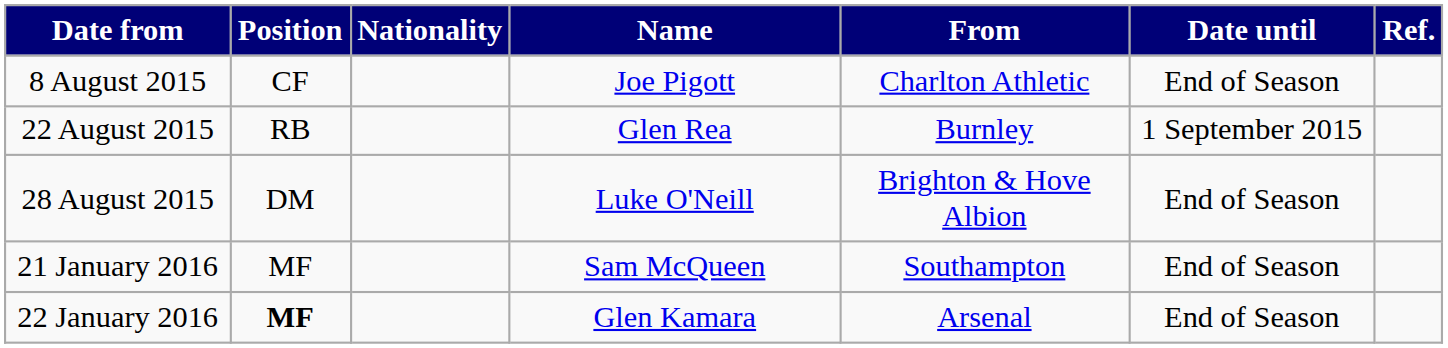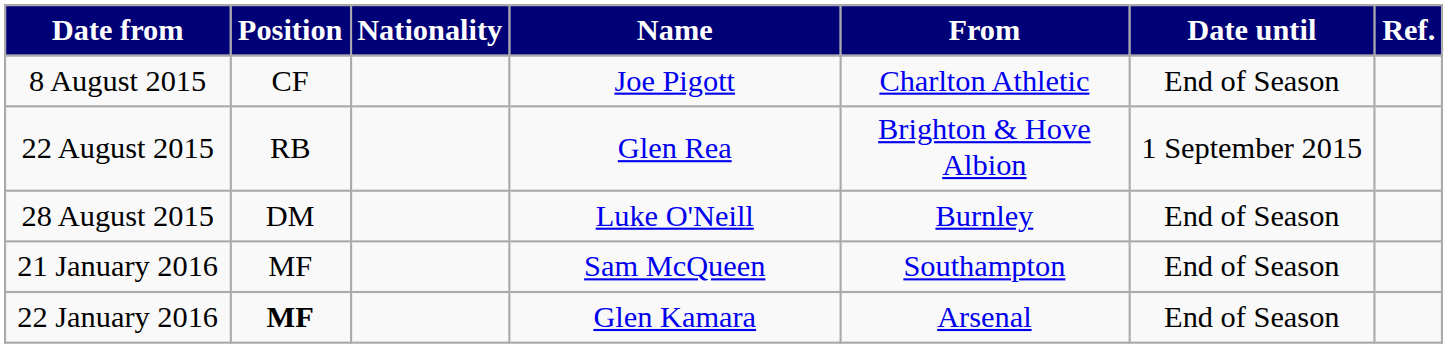(984, 130) Burnley -> (984, 148) Brighton & Hove Albion
(984, 198) Brighton & Hove Albion -> (984, 216) Burnley
